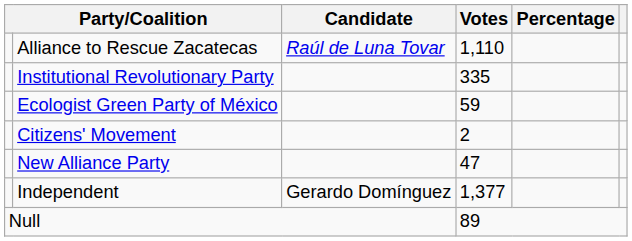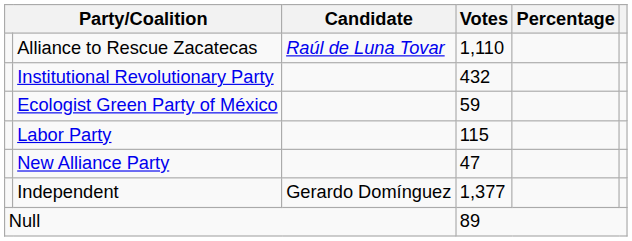(475, 76) 335 -> (475, 76) 432
+ row: (64, 134)
- row: (96, 134)
